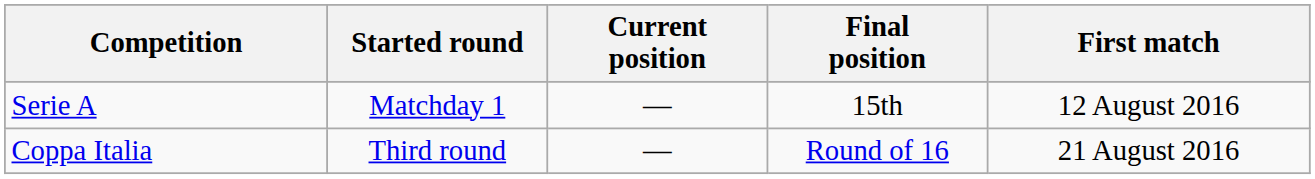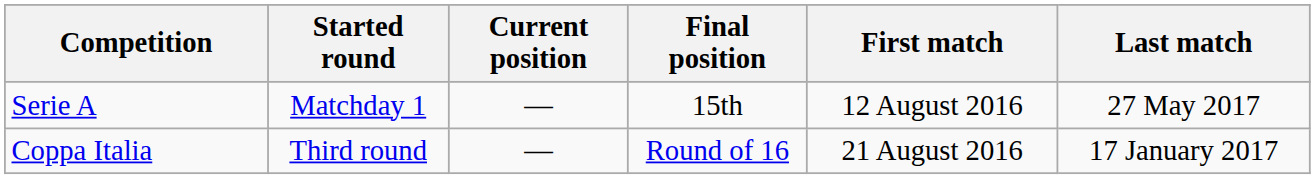+ column: (1184, 43)
